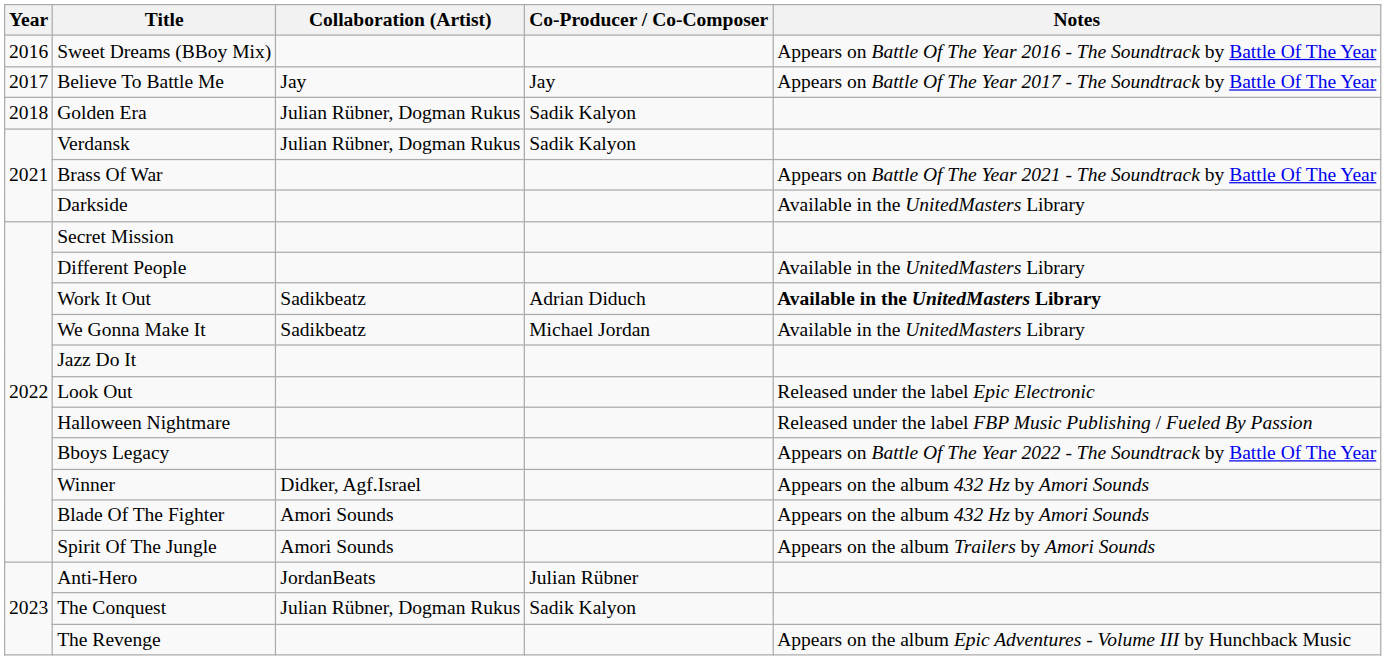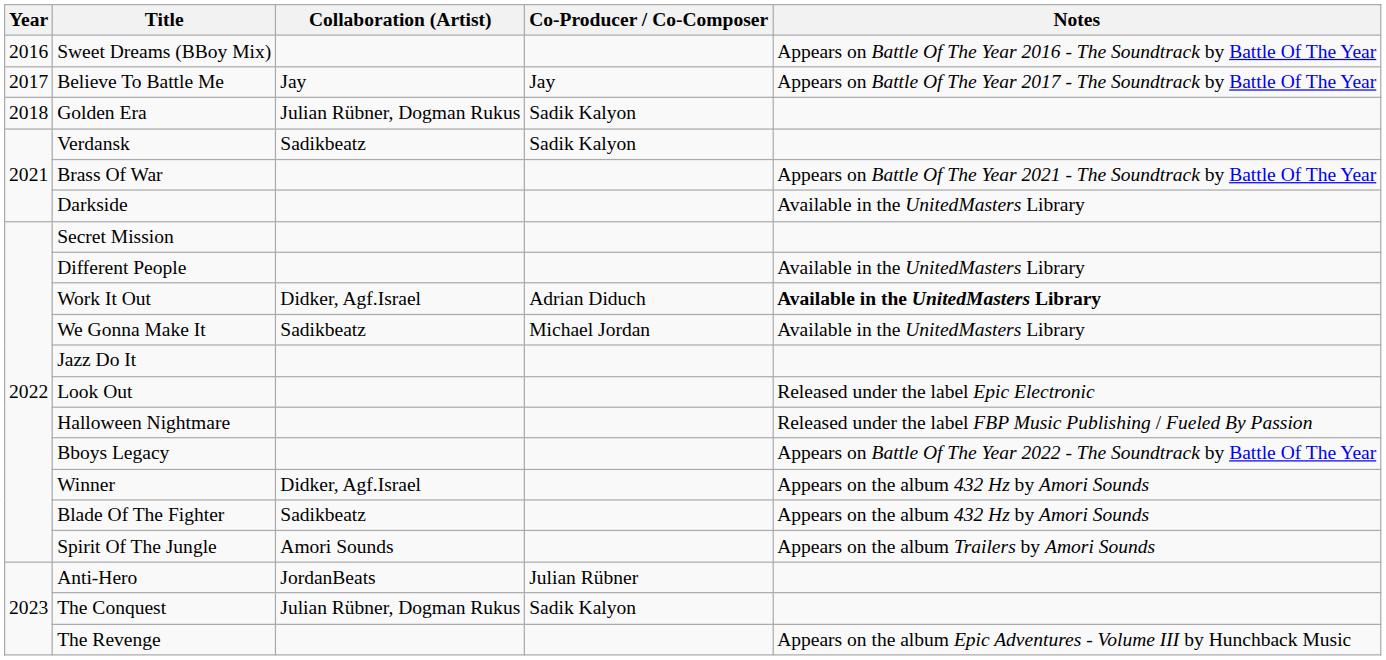(400, 143) Julian Rübner, Dogman Rukus -> (323, 143) Sadikbeatz
(323, 298) Sadikbeatz -> (351, 298) Didker, Agf.Israel
(337, 515) Amori Sounds -> (323, 515) Sadikbeatz
